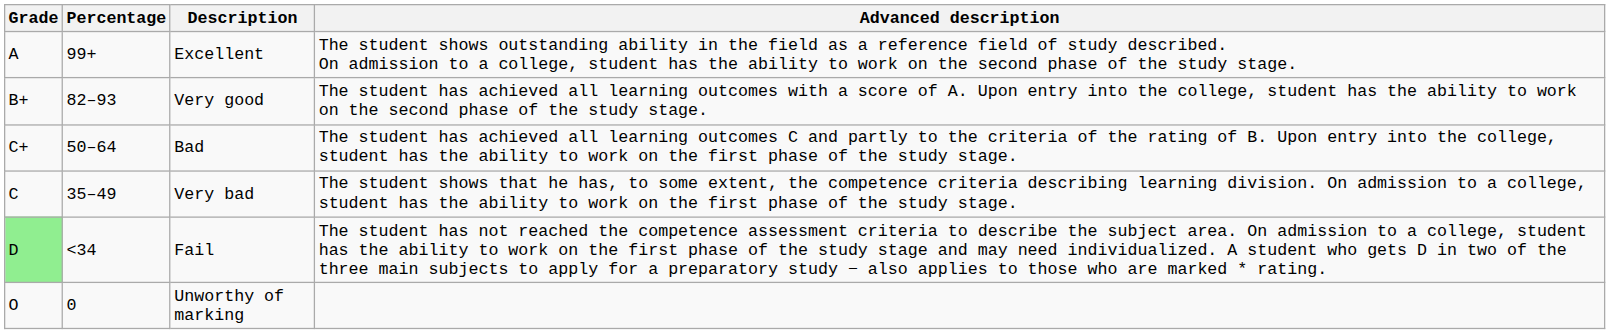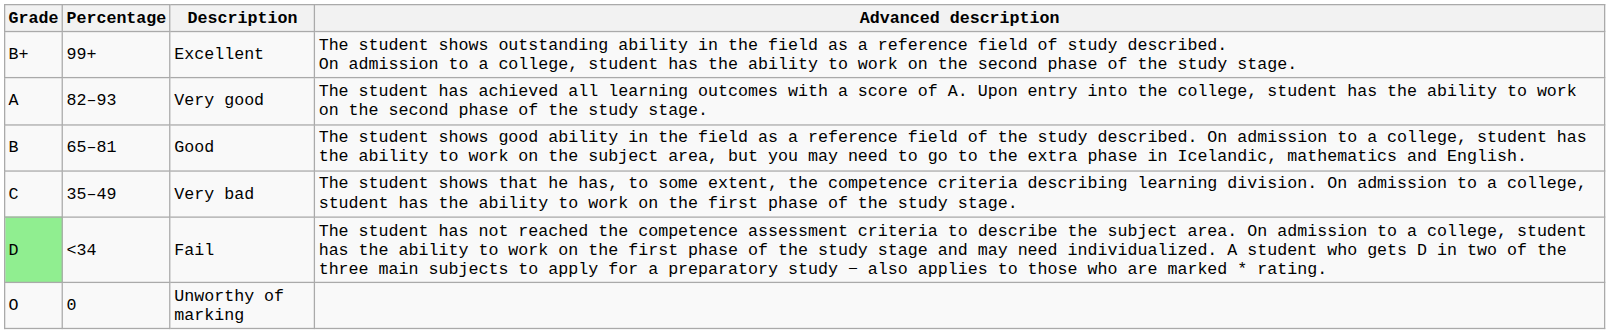(14, 55) A -> (19, 55) B+
(19, 101) B+ -> (14, 101) A
+ row: (194, 148)
- row: (189, 148)
